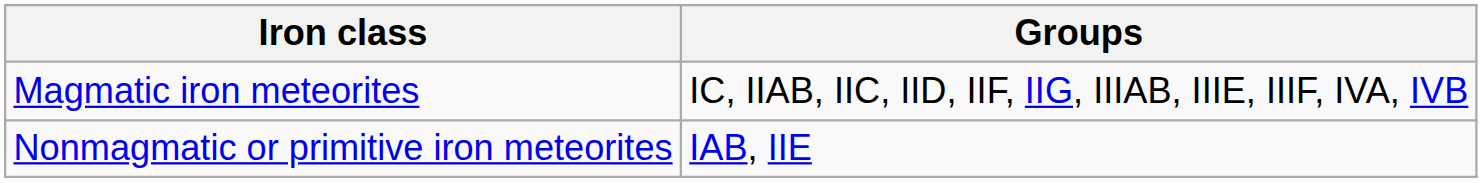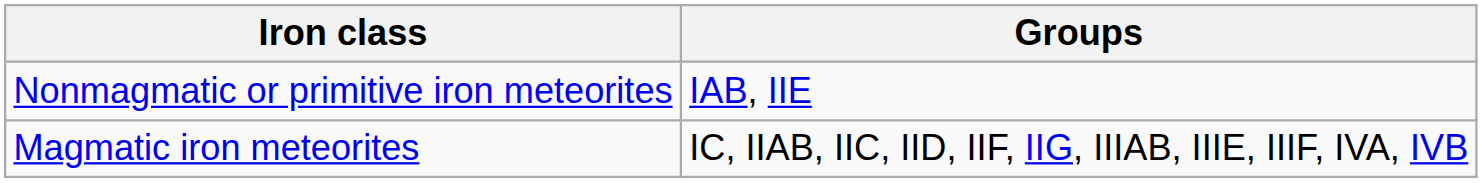rows swapped: (343, 147) <-> (216, 90)
